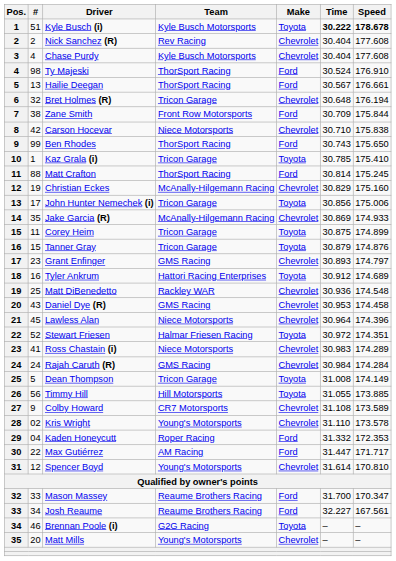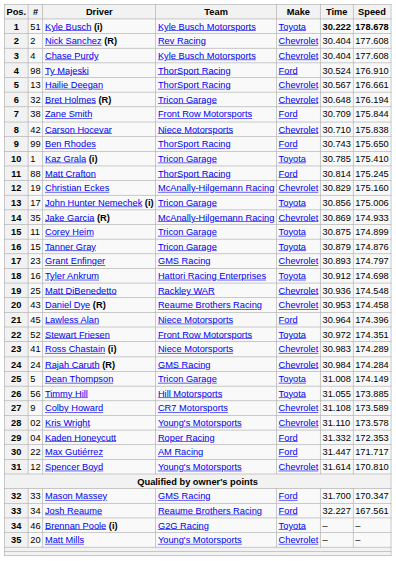(288, 85) Ford -> (298, 85) Chevrolet
(372, 276) 174.689 -> (372, 276) 174.698
(184, 305) GMS Racing -> (210, 305) Reaume Brothers Racing
(298, 320) Chevrolet -> (288, 320) Ford
(205, 335) Halmar Friesen Racing -> (205, 335) Front Row Motorsports
(210, 496) Reaume Brothers Racing -> (184, 496) GMS Racing
